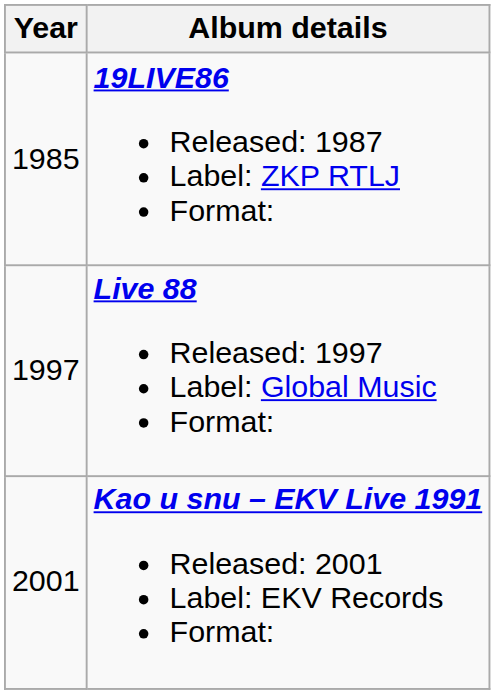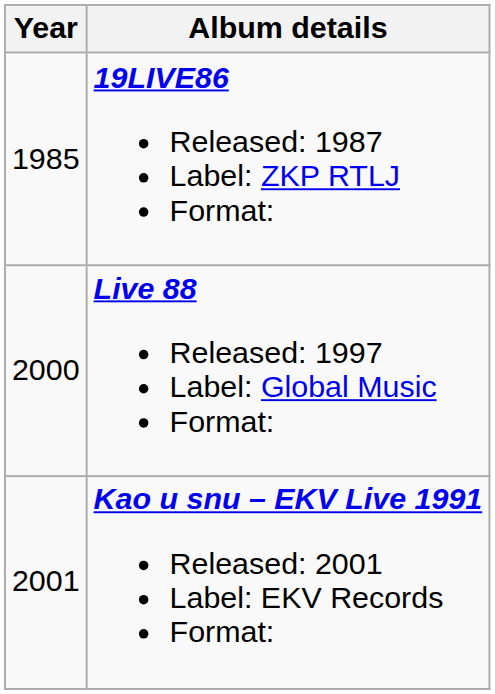(46, 370) 1997 -> (46, 370) 2000
